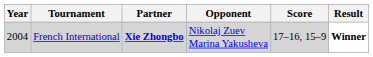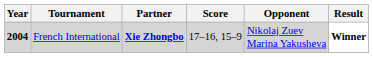columns swapped: (228, 13) <-> (300, 13)
(18, 37) normal -> (18, 37) bold
